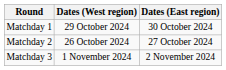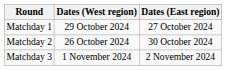(180, 27) 30 October 2024 -> (180, 27) 27 October 2024
(180, 42) 27 October 2024 -> (180, 42) 30 October 2024
